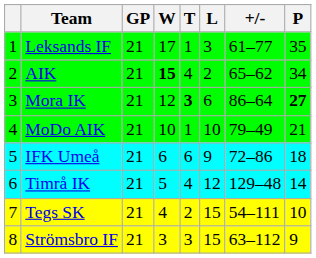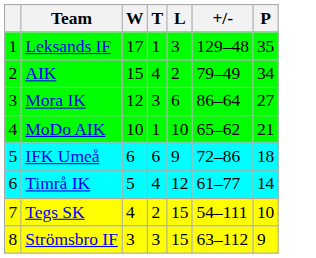- column: (138, 18)
(251, 45) 61–77 -> (223, 45) 129–48
(167, 73) bold -> (135, 73) normal
(251, 73) 65–62 -> (218, 73) 79–49
(188, 101) bold -> (156, 101) normal
(298, 101) bold -> (266, 101) normal
(251, 128) 79–49 -> (218, 128) 65–62
(255, 184) 129–48 -> (218, 184) 61–77
